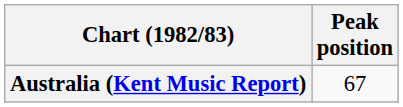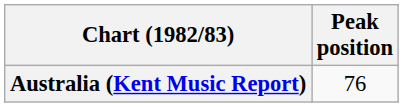(355, 83) 67 -> (355, 83) 76
